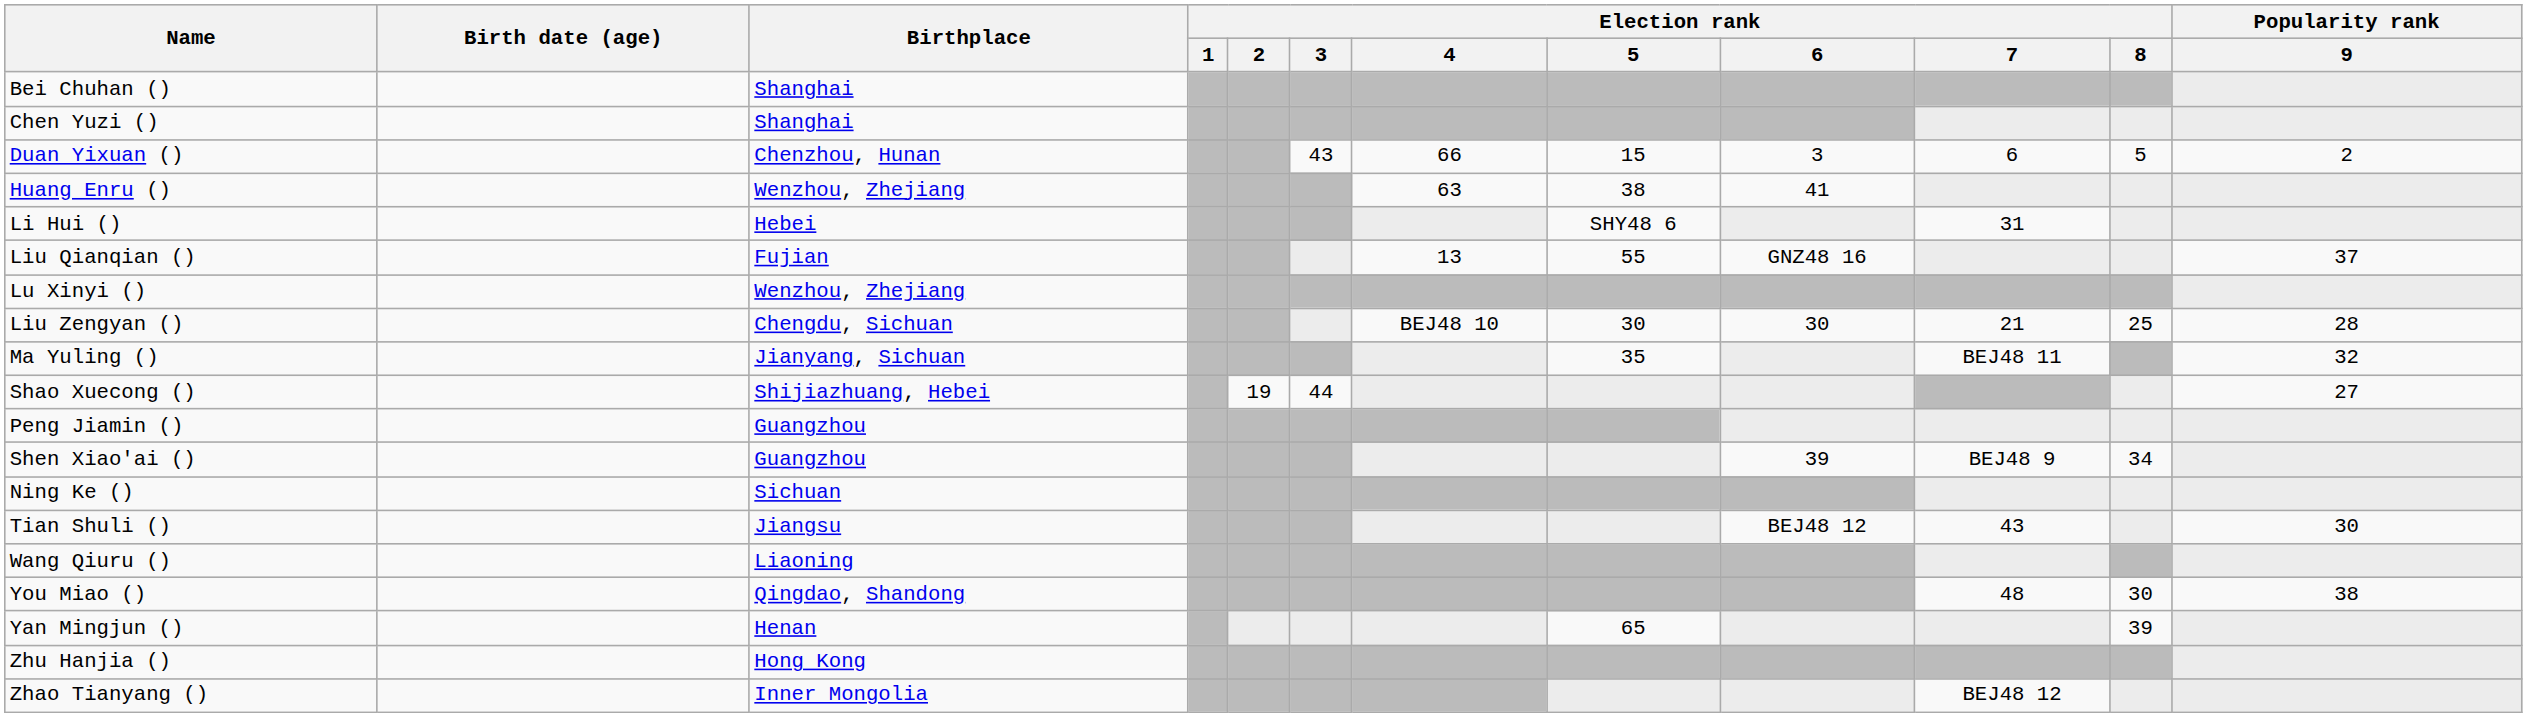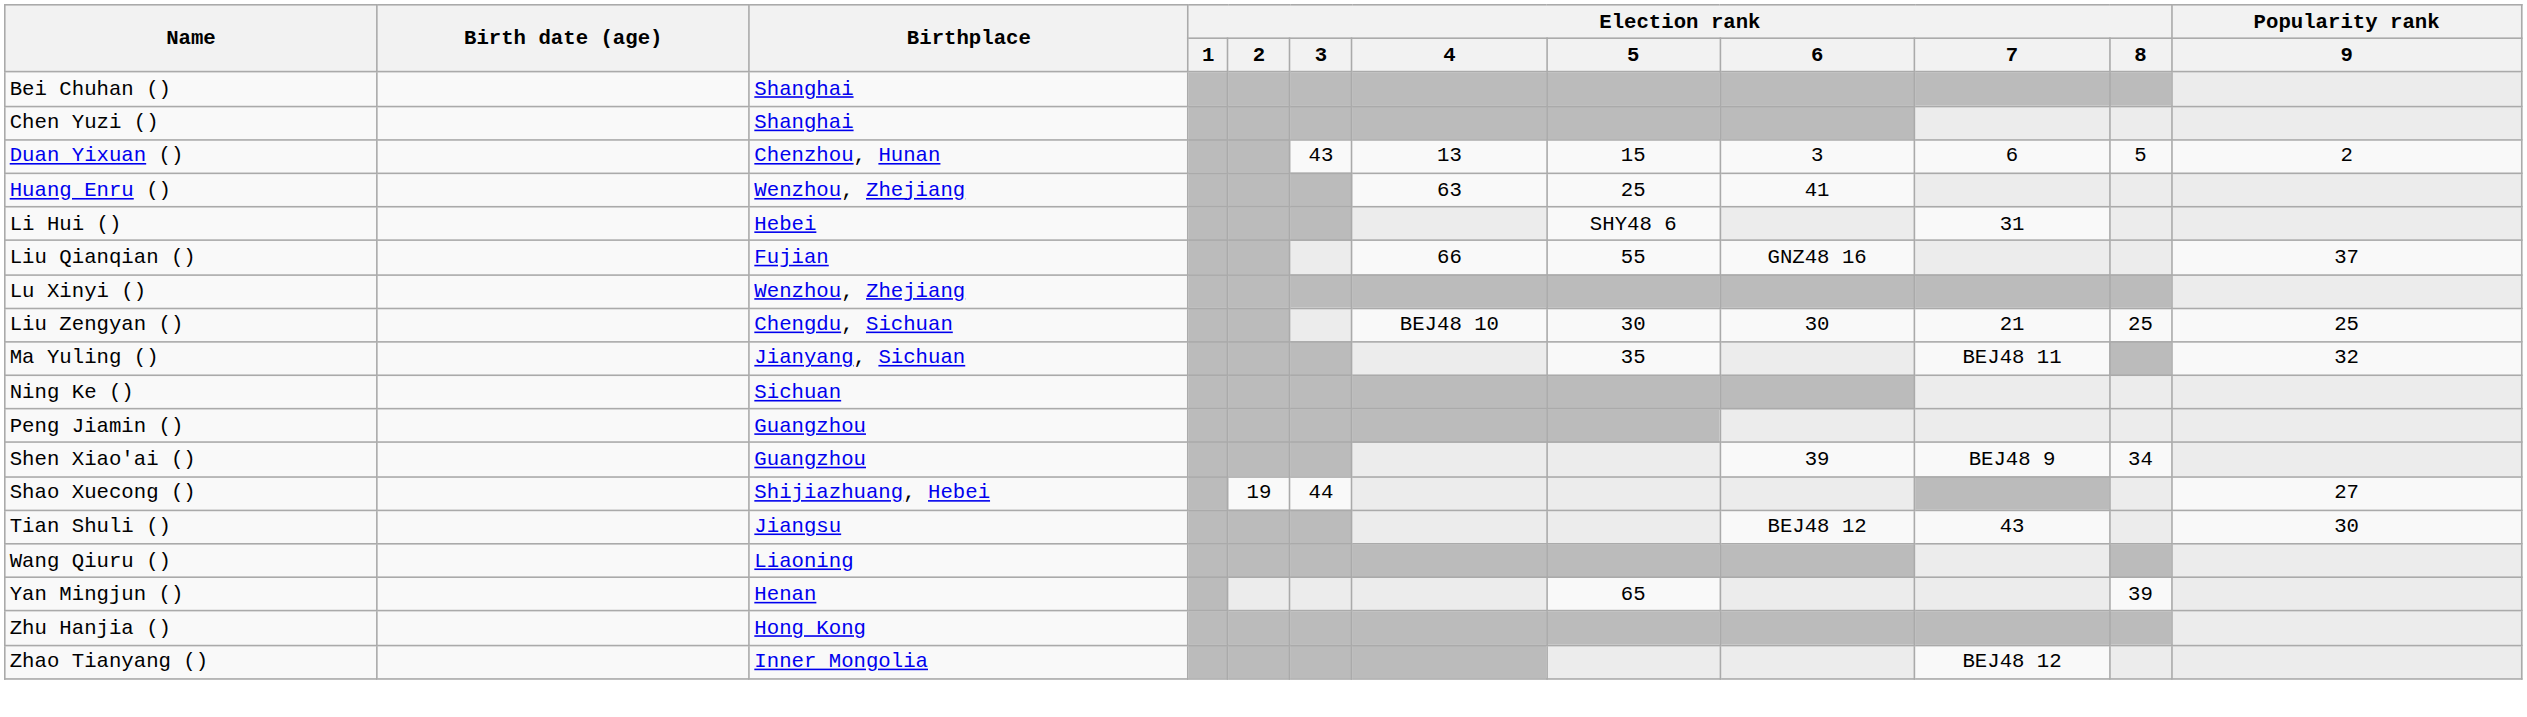(1449, 156) 66 -> (1449, 156) 13
(1633, 190) 38 -> (1633, 190) 25
(1449, 257) 13 -> (1449, 257) 66
(2347, 325) 28 -> (2347, 325) 25
rows swapped: (72, 493) <-> (103, 392)
- row: (78, 594)
